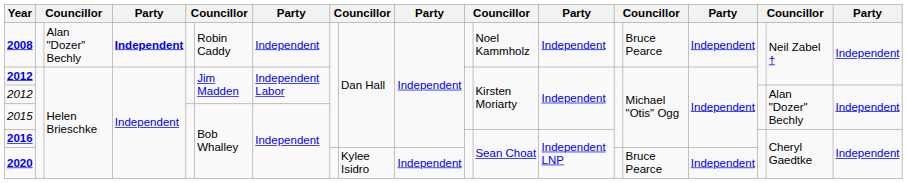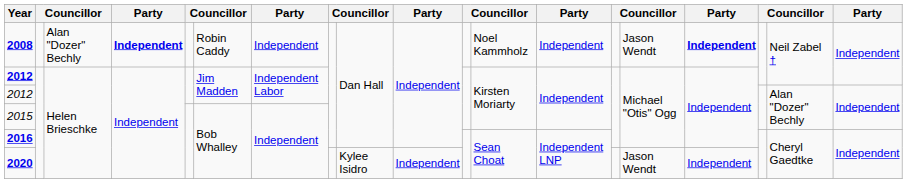(644, 44) Bruce Pearce -> (639, 44) Jason Wendt
(723, 44) normal -> (721, 44) bold
(644, 163) Bruce Pearce -> (639, 163) Jason Wendt
